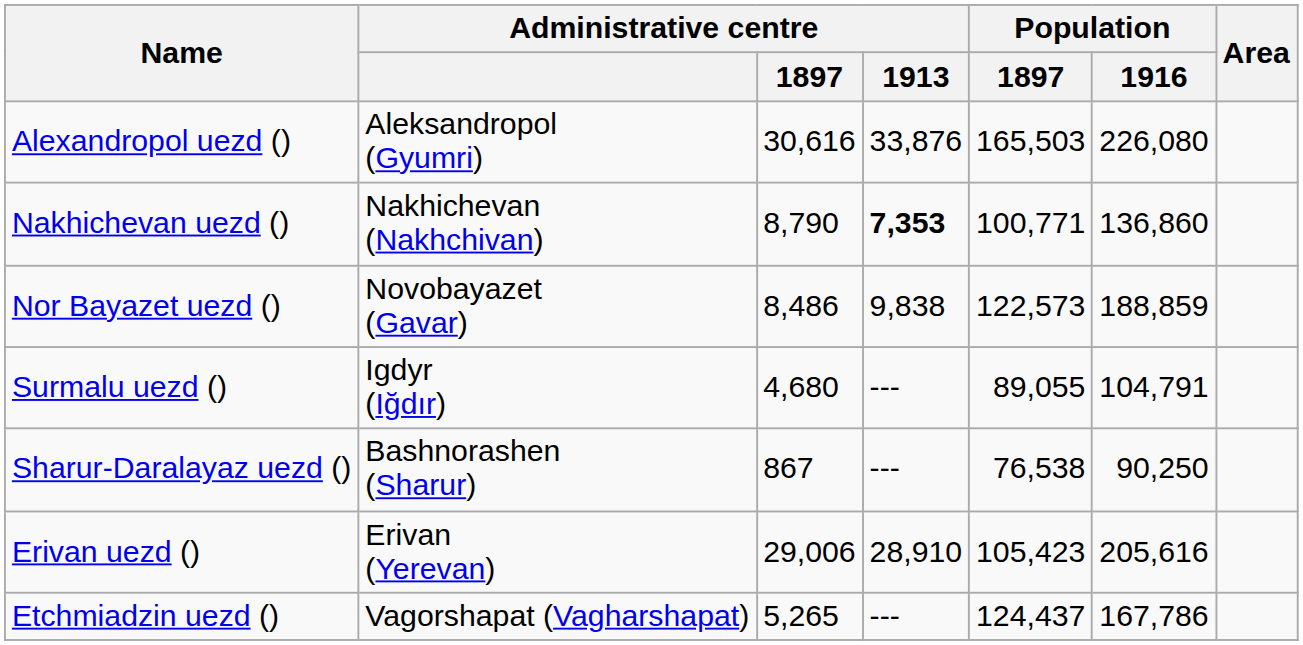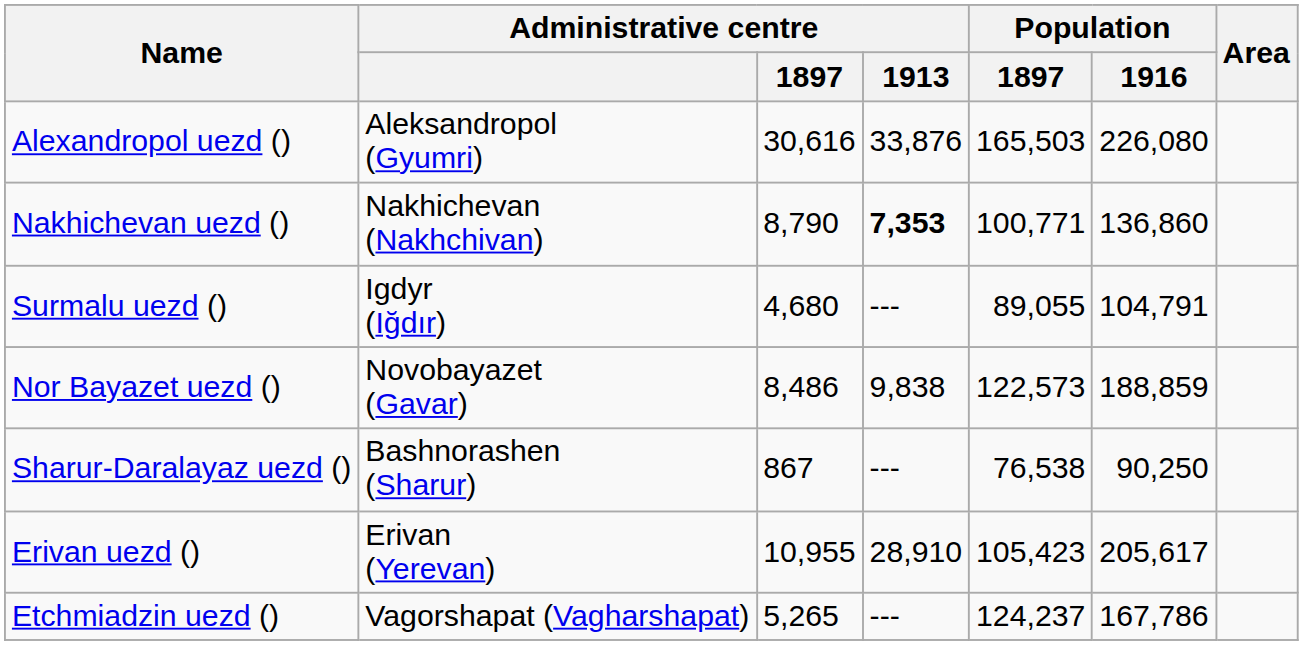rows swapped: (146, 305) <-> (119, 387)
(809, 551) 29,006 -> (809, 551) 10,955
(1154, 551) 205,616 -> (1154, 551) 205,617
(1031, 616) 124,437 -> (1031, 616) 124,237
